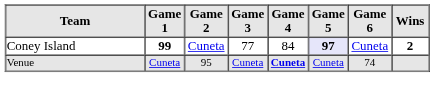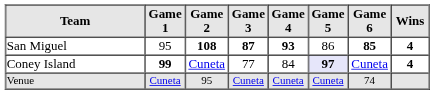+ row: (37, 46)
(410, 46) 2 -> (410, 64) 4
(288, 63) bold -> (288, 81) normal
